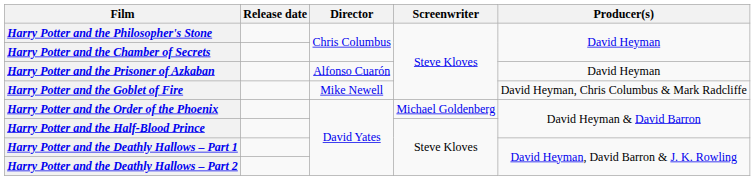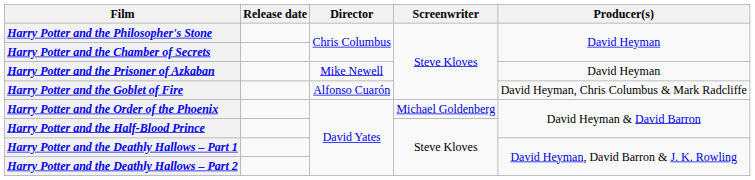(352, 71) Alfonso Cuarón -> (352, 71) Mike Newell
(352, 90) Mike Newell -> (352, 90) Alfonso Cuarón
